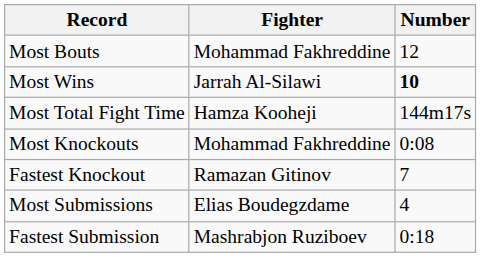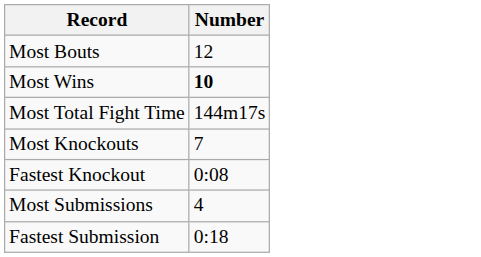- column: (292, 19)
(417, 143) 0:08 -> (199, 143) 7
(404, 174) 7 -> (211, 174) 0:08
